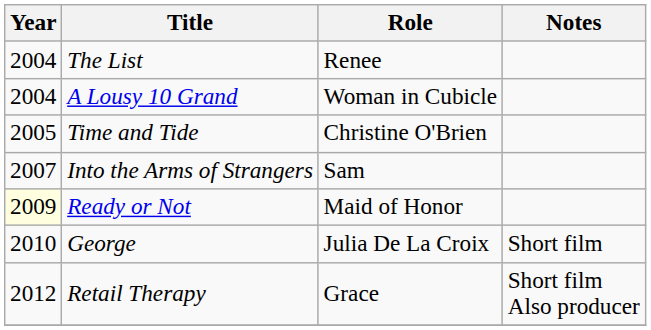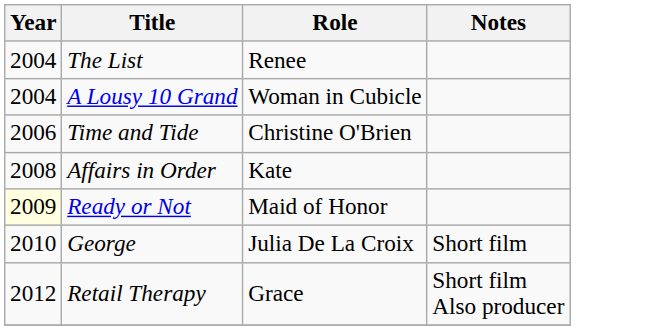(33, 133) 2005 -> (33, 133) 2006
- row: (190, 170)
+ row: (142, 170)
